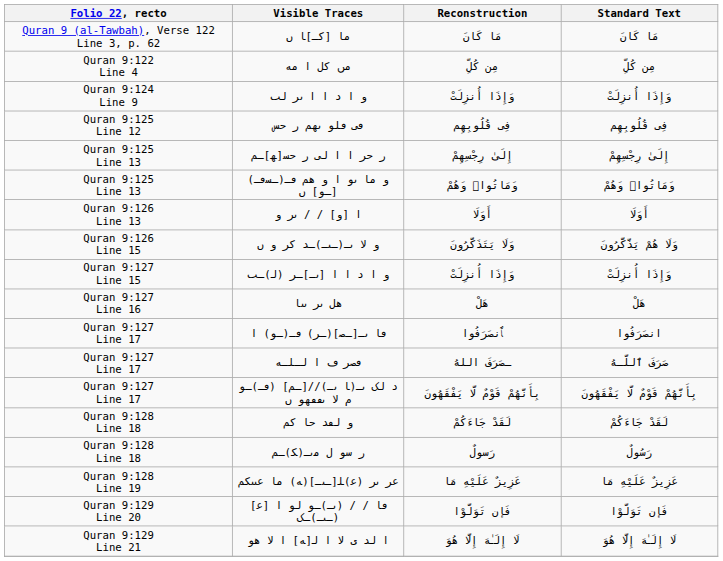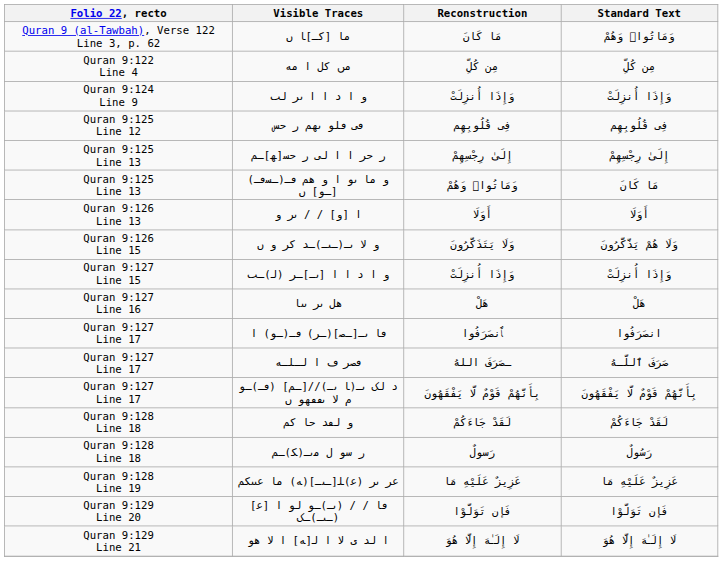(639, 37) مَا كَانَ -> (639, 37) وَمَاتُوا۟ وَهُمْ
(639, 185) وَمَاتُوا۟ وَهُمْ -> (639, 185) مَا كَانَ
